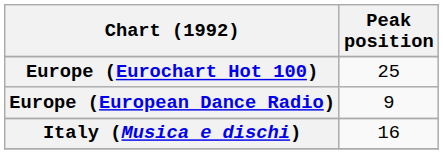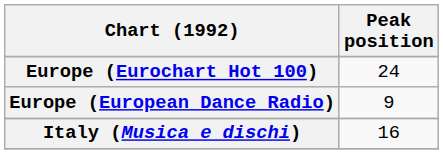(389, 72) 25 -> (389, 72) 24
